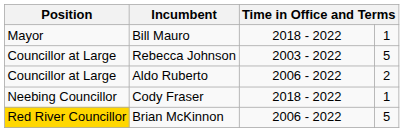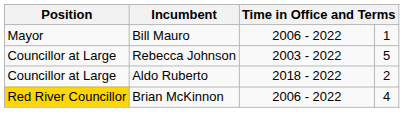(307, 35) 2018 - 2022 -> (307, 35) 2006 - 2022
(307, 76) 2006 - 2022 -> (307, 76) 2018 - 2022
- row: (168, 96)
(387, 117) 5 -> (387, 96) 4
